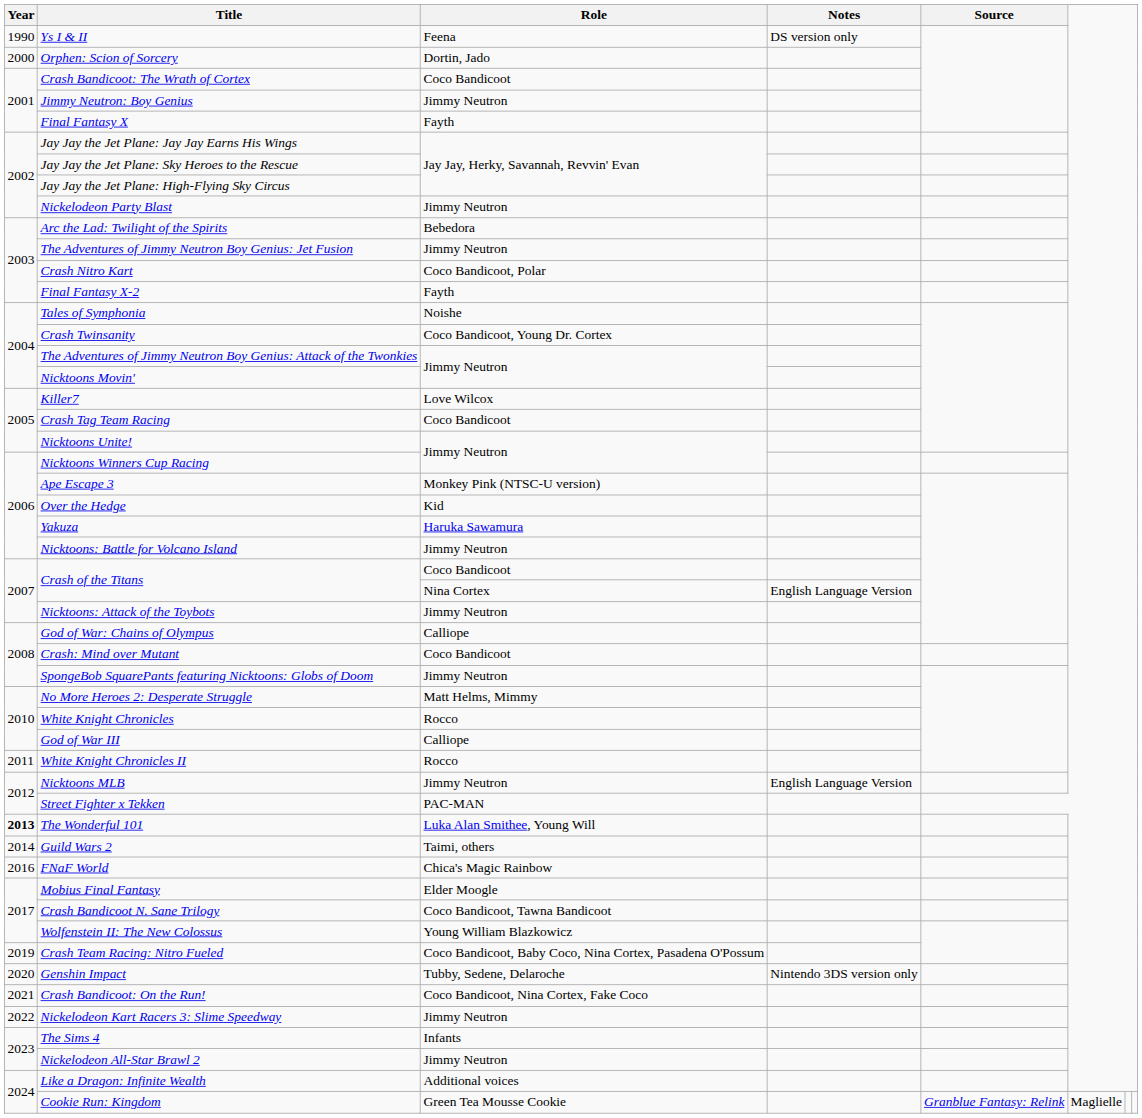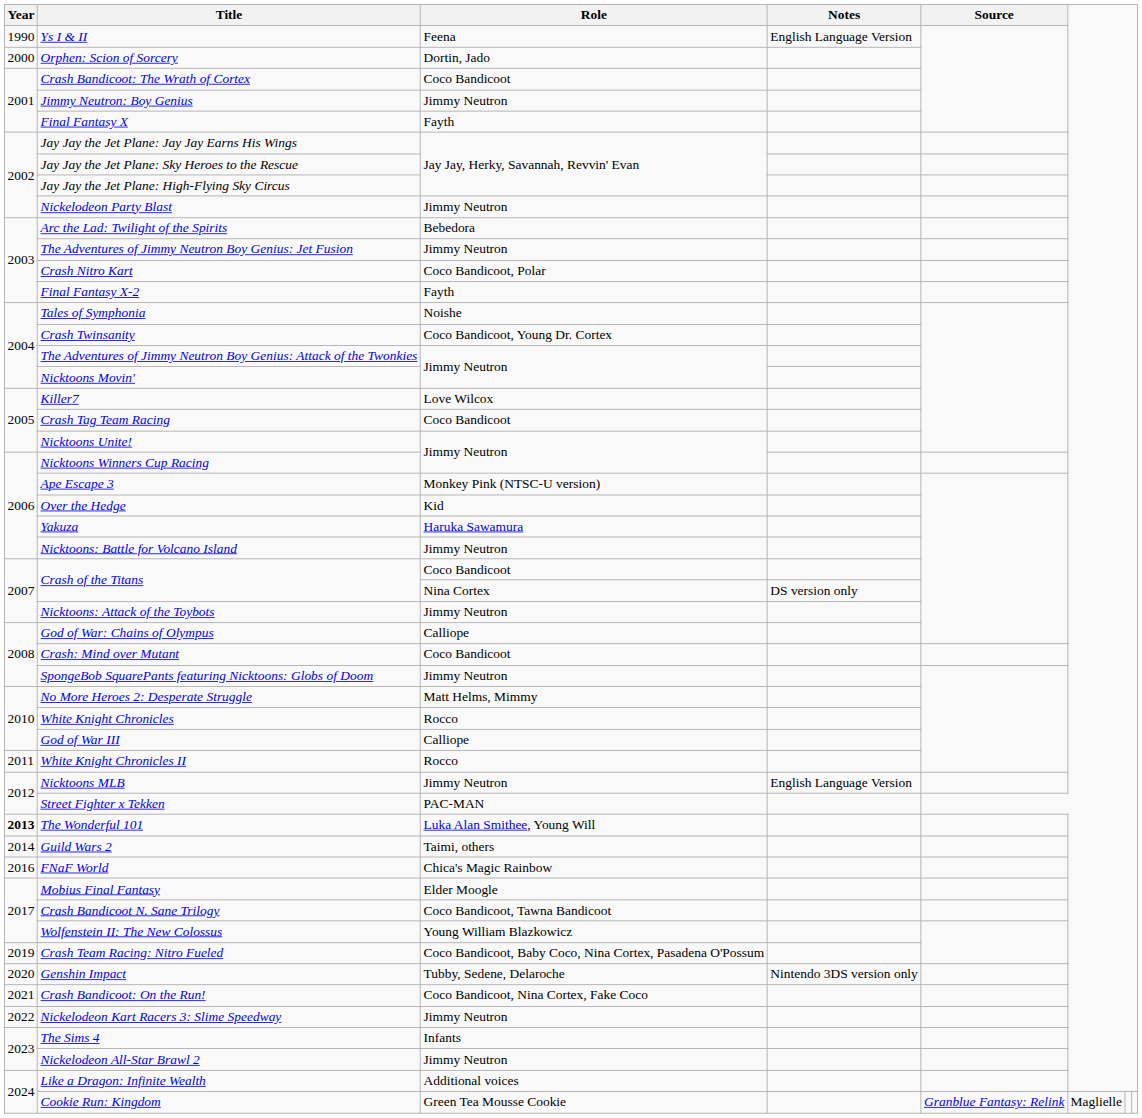(814, 36) DS version only -> (841, 36) English Language Version
(841, 590) English Language Version -> (814, 590) DS version only
